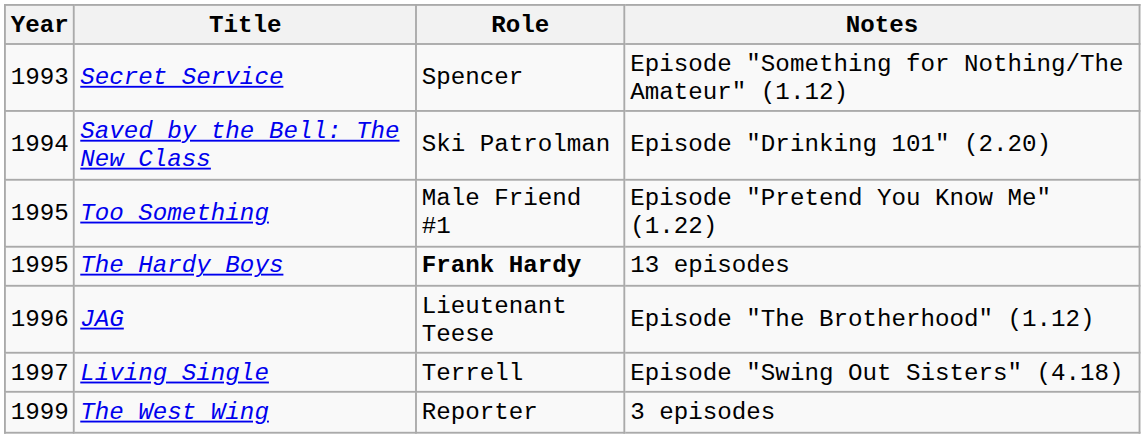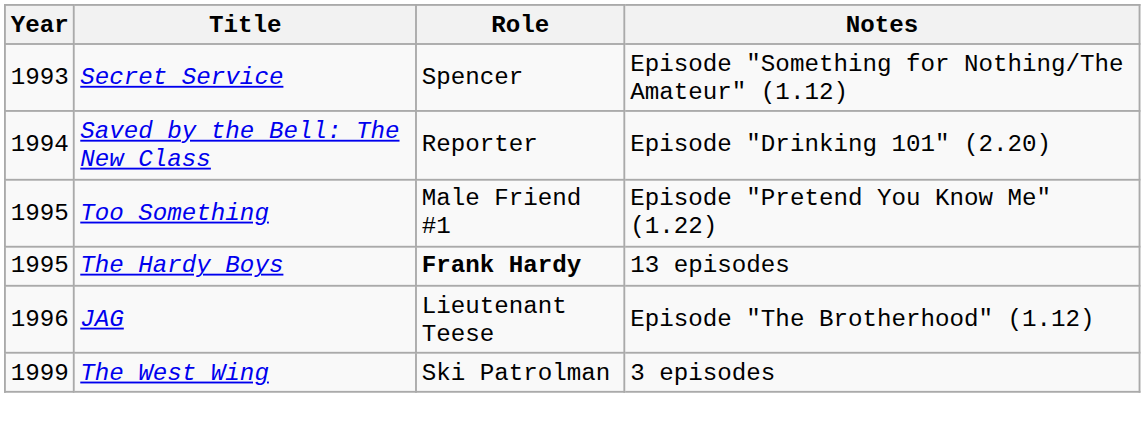(516, 145) Ski Patrolman -> (480, 145) Reporter
- row: (175, 373)
(480, 412) Reporter -> (516, 373) Ski Patrolman
